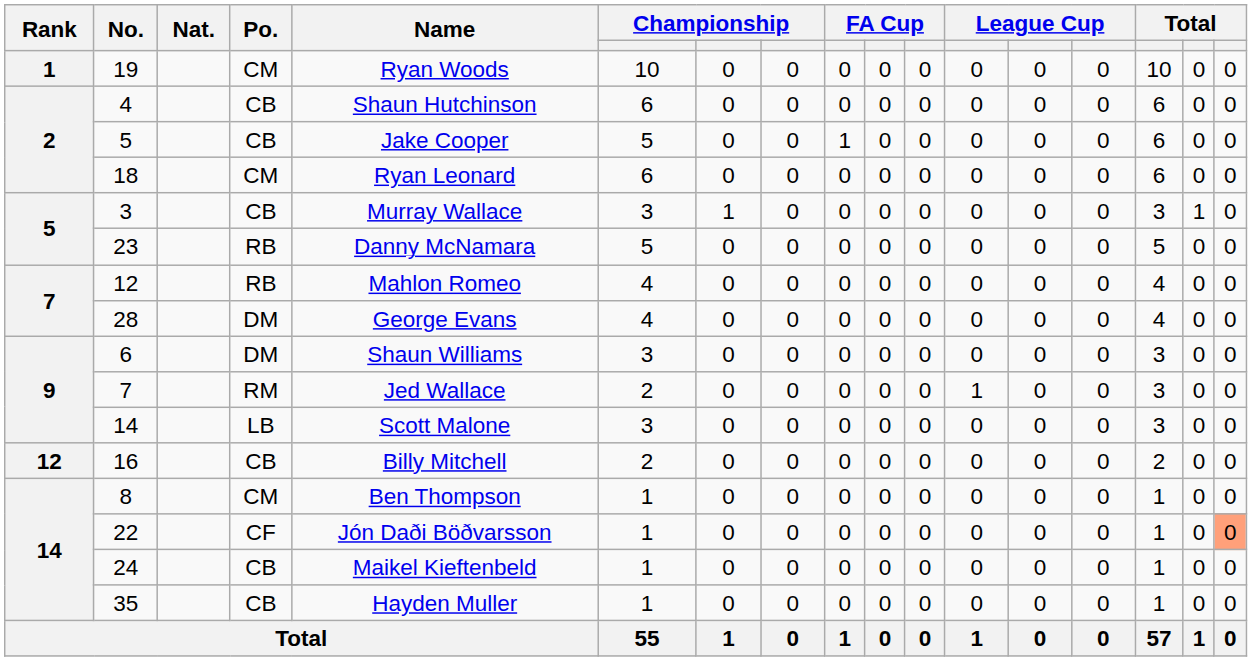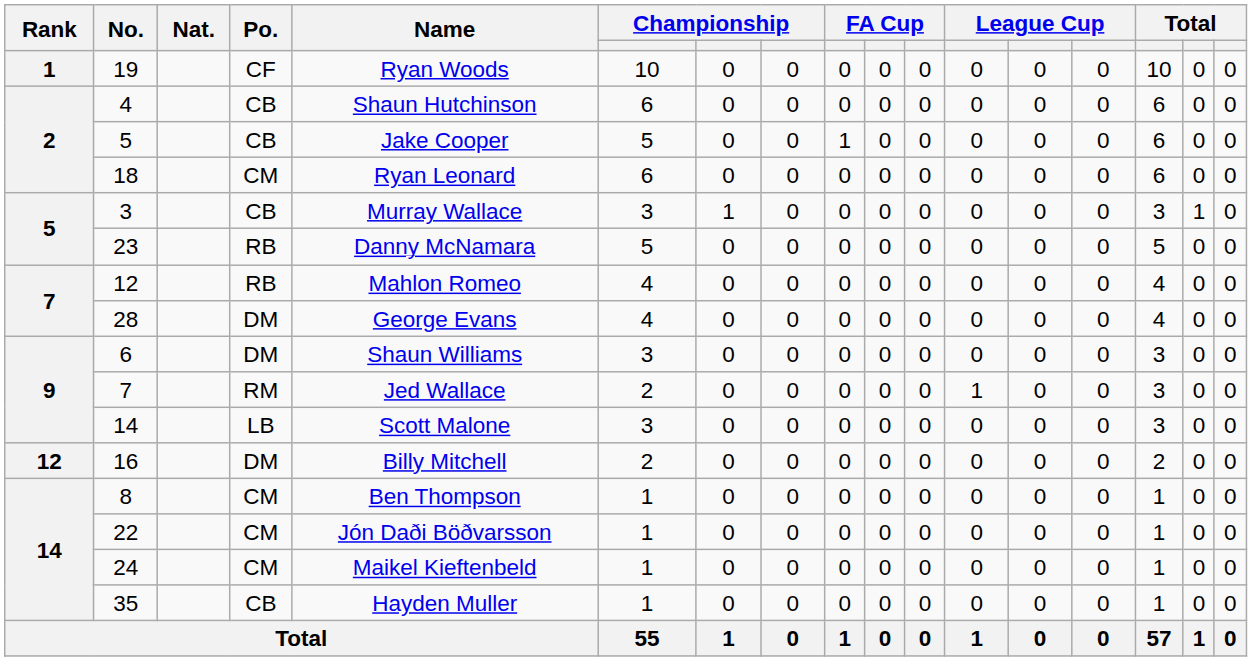(261, 69) CM -> (261, 69) CF
(261, 461) CB -> (261, 461) DM
(261, 532) CF -> (261, 532) CM
(1230, 532) lightsalmon background -> (1230, 532) no background
(261, 567) CB -> (261, 567) CM
